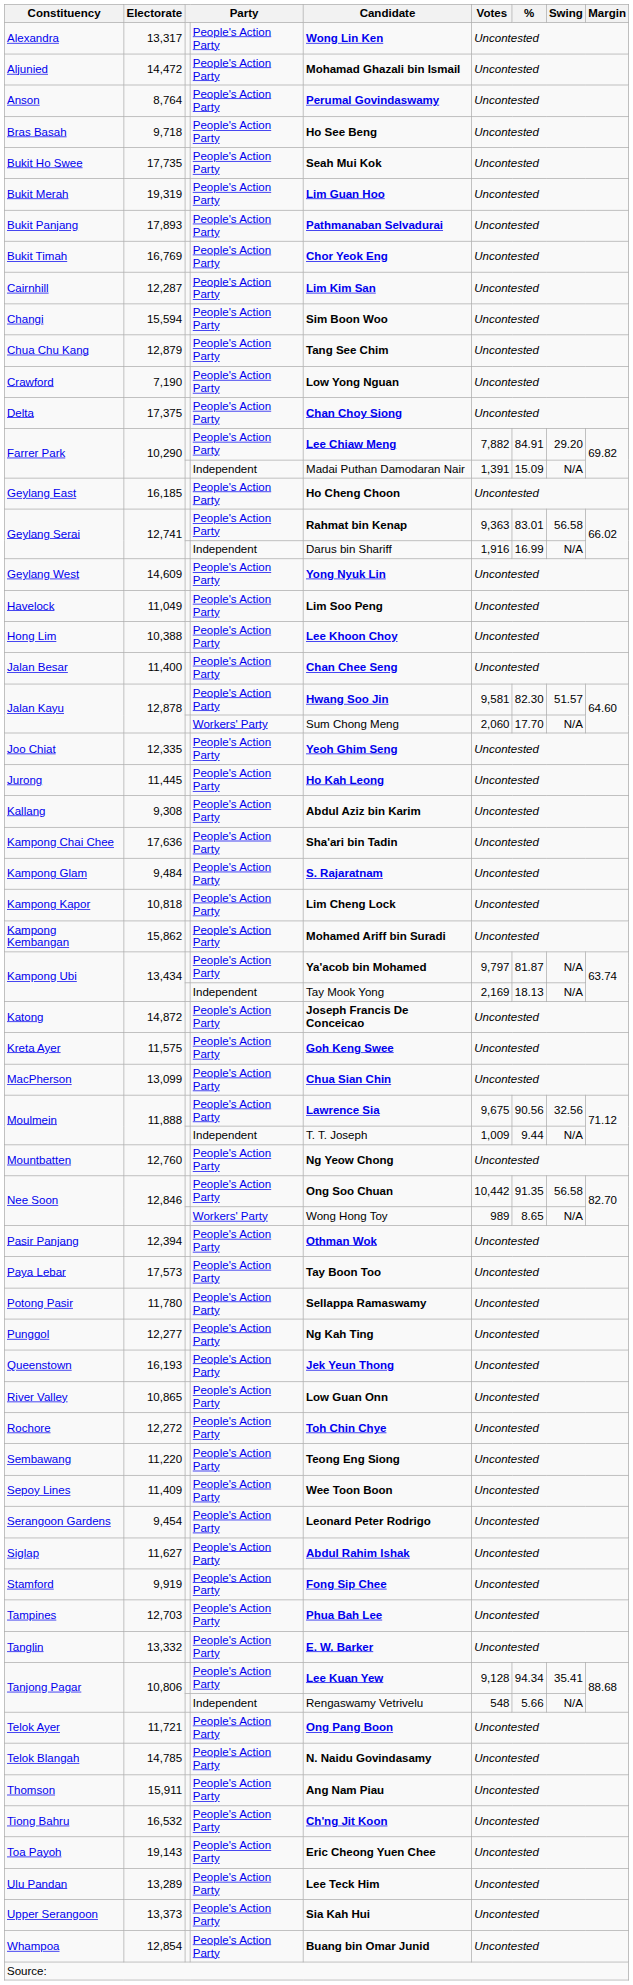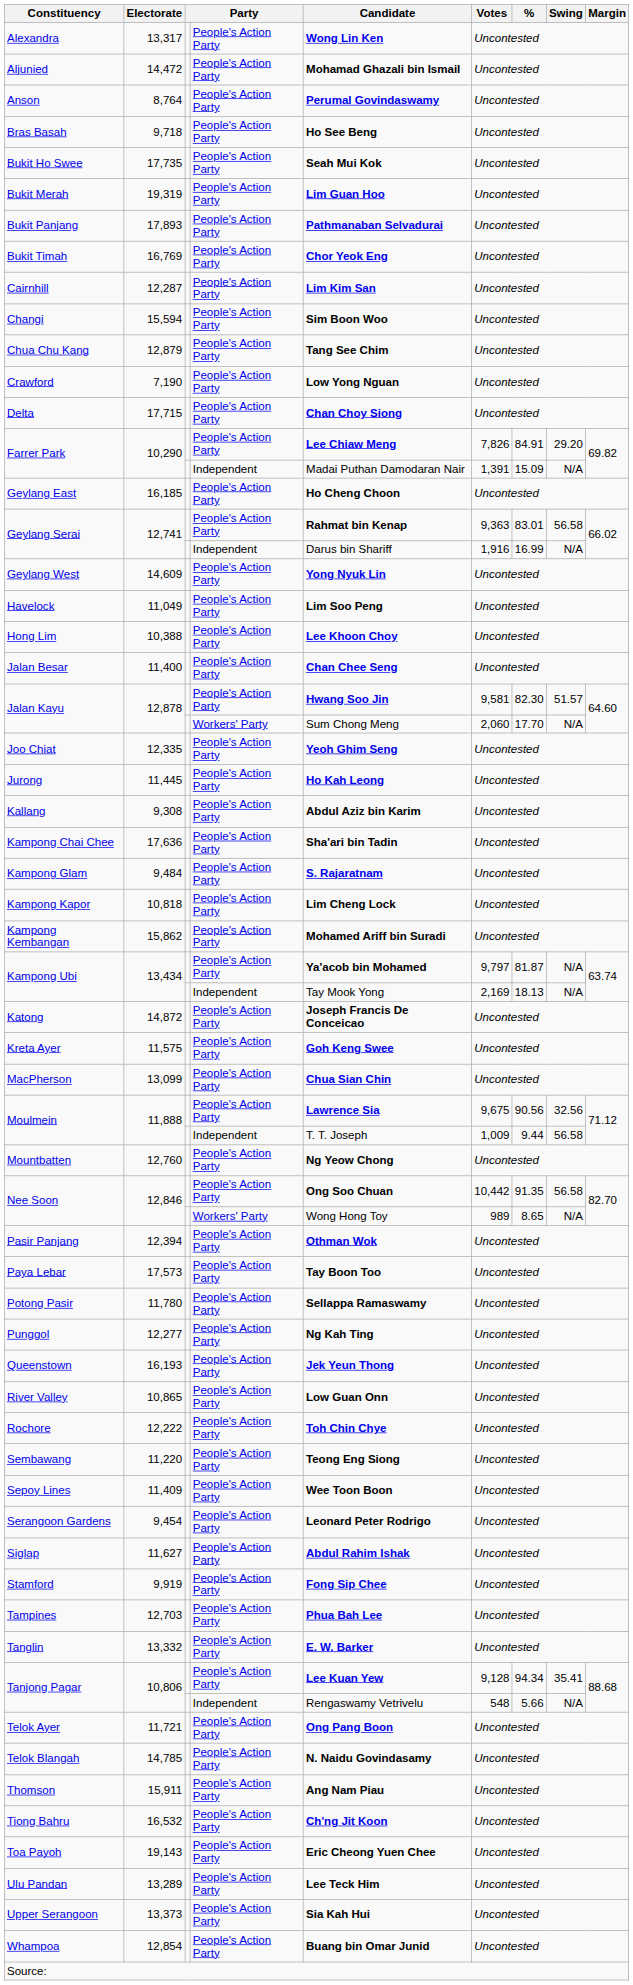(165, 413) 17,375 -> (165, 413) 17,715
(495, 444) 7,882 -> (495, 444) 7,826
(573, 1135) N/A -> (568, 1135) 56.58
(165, 1428) 12,272 -> (165, 1428) 12,222
